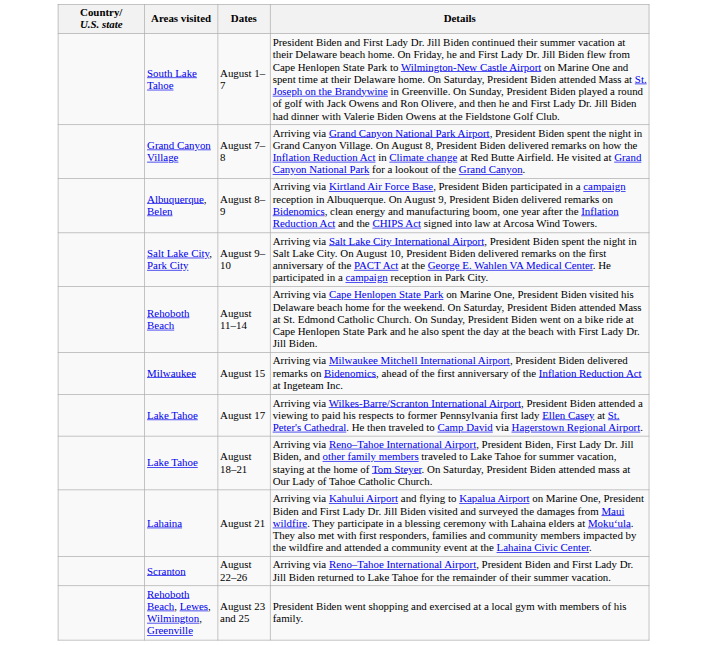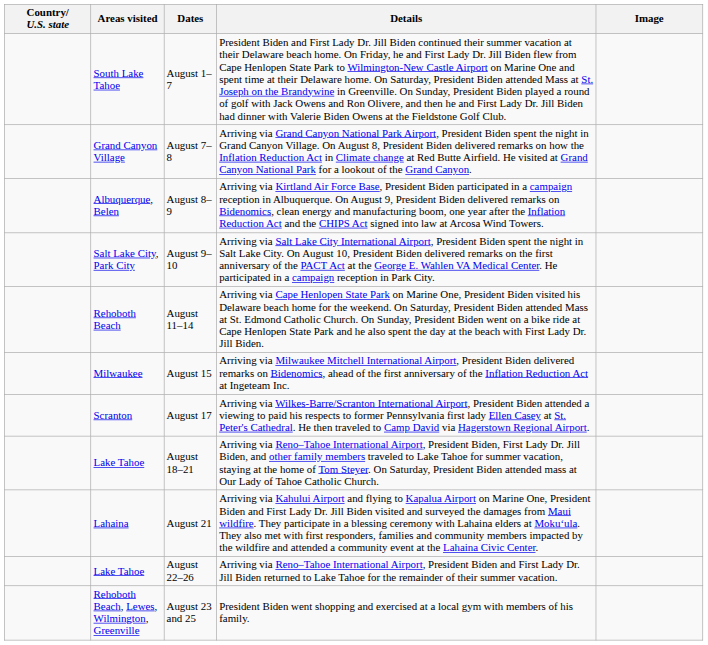+ column: (649, 19)
(172, 415) Lake Tahoe -> (113, 415) Scranton
(166, 571) Scranton -> (119, 571) Lake Tahoe
